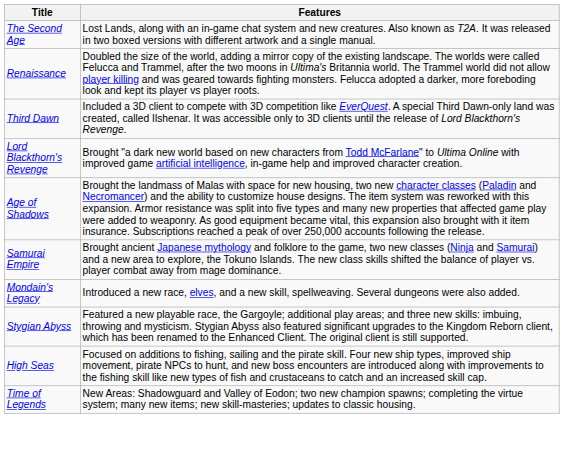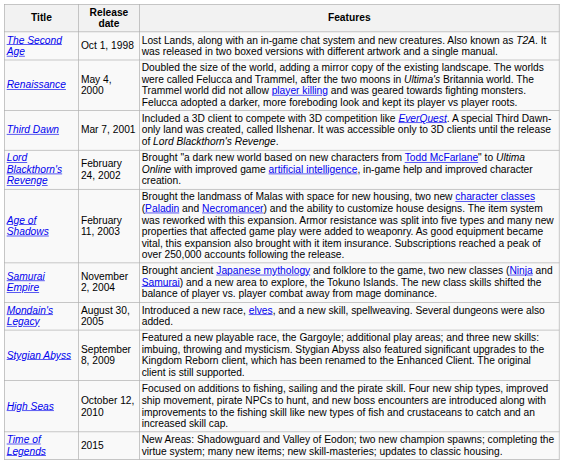+ column: (109, 18)
